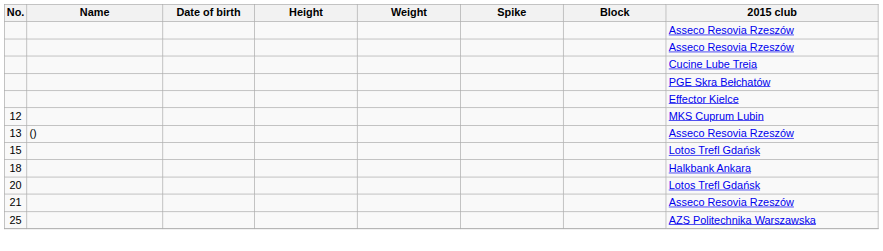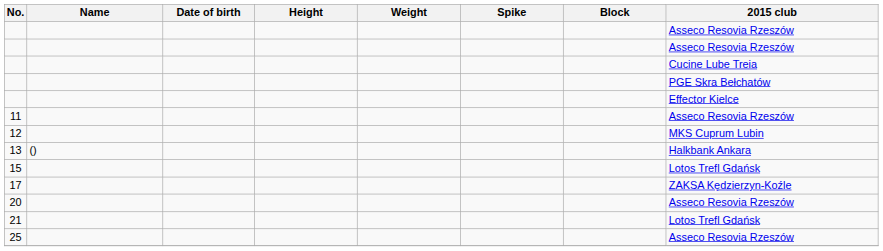+ row: (16, 116)
(731, 133) Asseco Resovia Rzeszów -> (710, 151) Halkbank Ankara
+ row: (16, 185)
- row: (16, 168)
(714, 185) Lotos Trefl Gdańsk -> (731, 202) Asseco Resovia Rzeszów
(731, 202) Asseco Resovia Rzeszów -> (714, 220) Lotos Trefl Gdańsk
(742, 220) AZS Politechnika Warszawska -> (731, 237) Asseco Resovia Rzeszów
